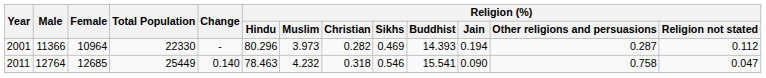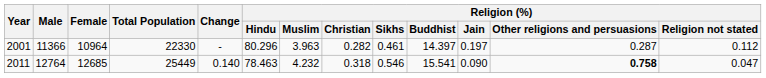(306, 47) 3.973 -> (306, 47) 3.963
(391, 47) 0.469 -> (391, 47) 0.461
(439, 47) 14.393 -> (439, 47) 14.397
(474, 47) 0.194 -> (474, 47) 0.197
(643, 64) normal -> (643, 64) bold
